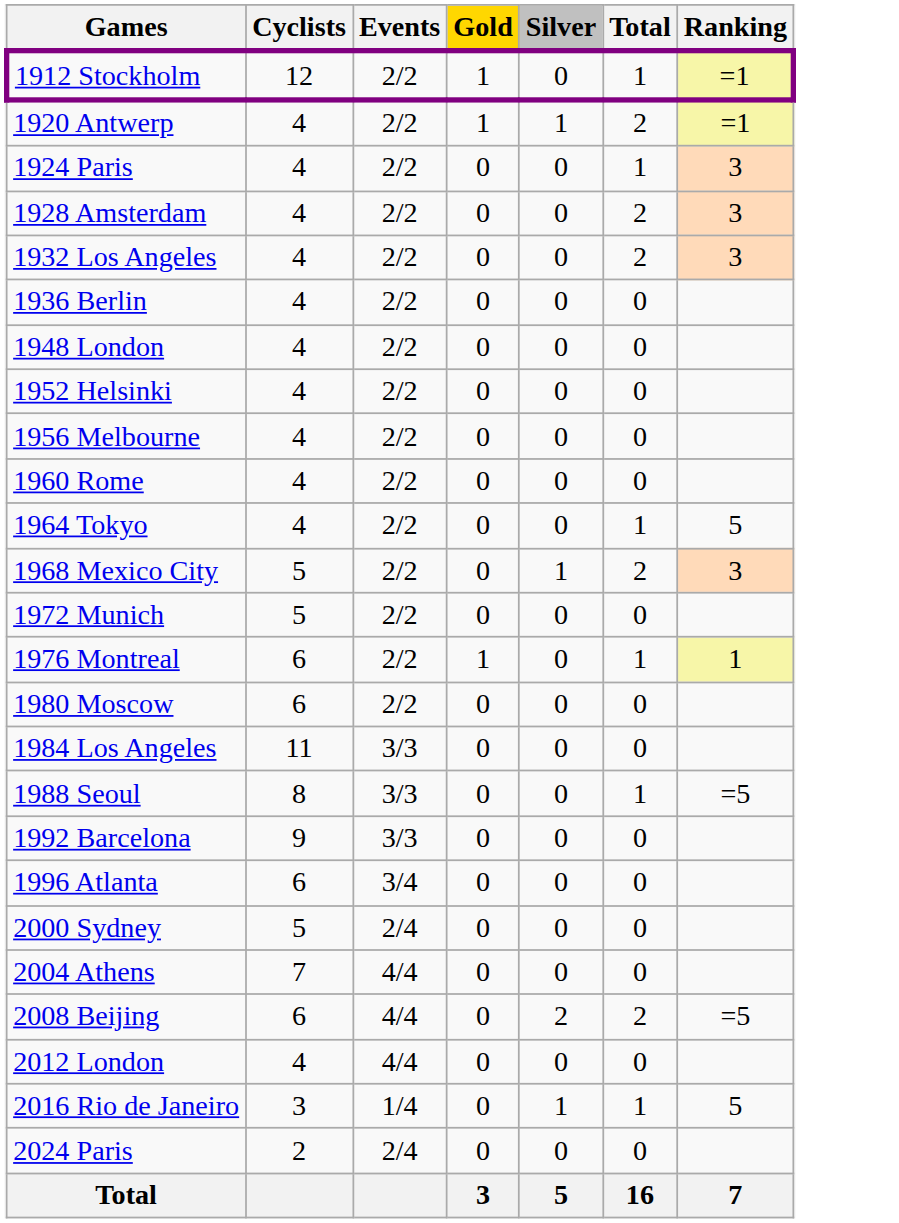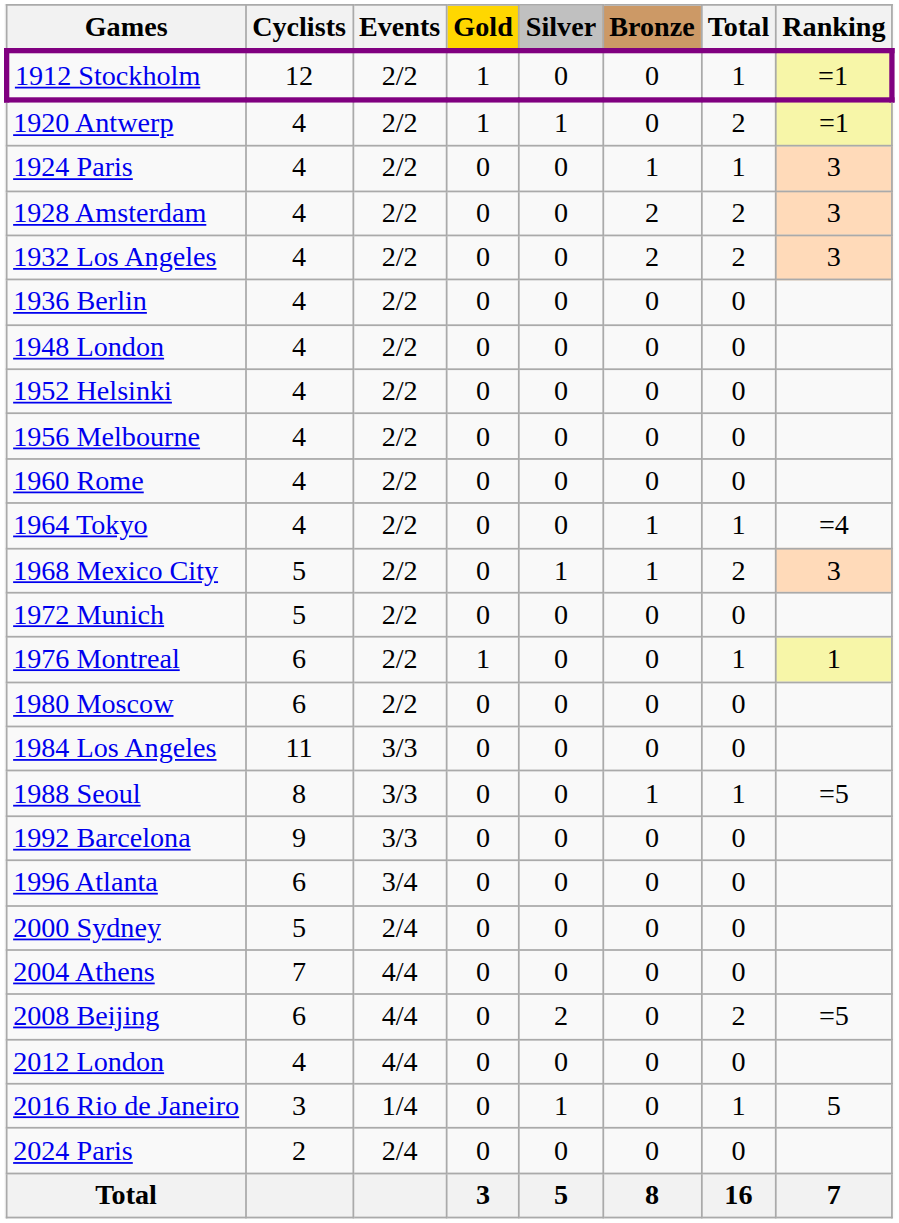+ column: (652, 26)
(735, 525) 5 -> (834, 525) =4
